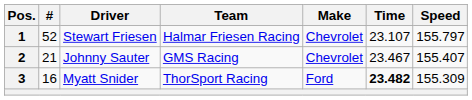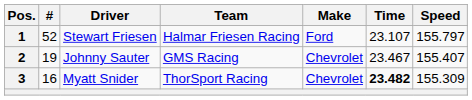(334, 36) Chevrolet -> (320, 36) Ford
(49, 58) 21 -> (49, 58) 19
(320, 79) Ford -> (334, 79) Chevrolet
